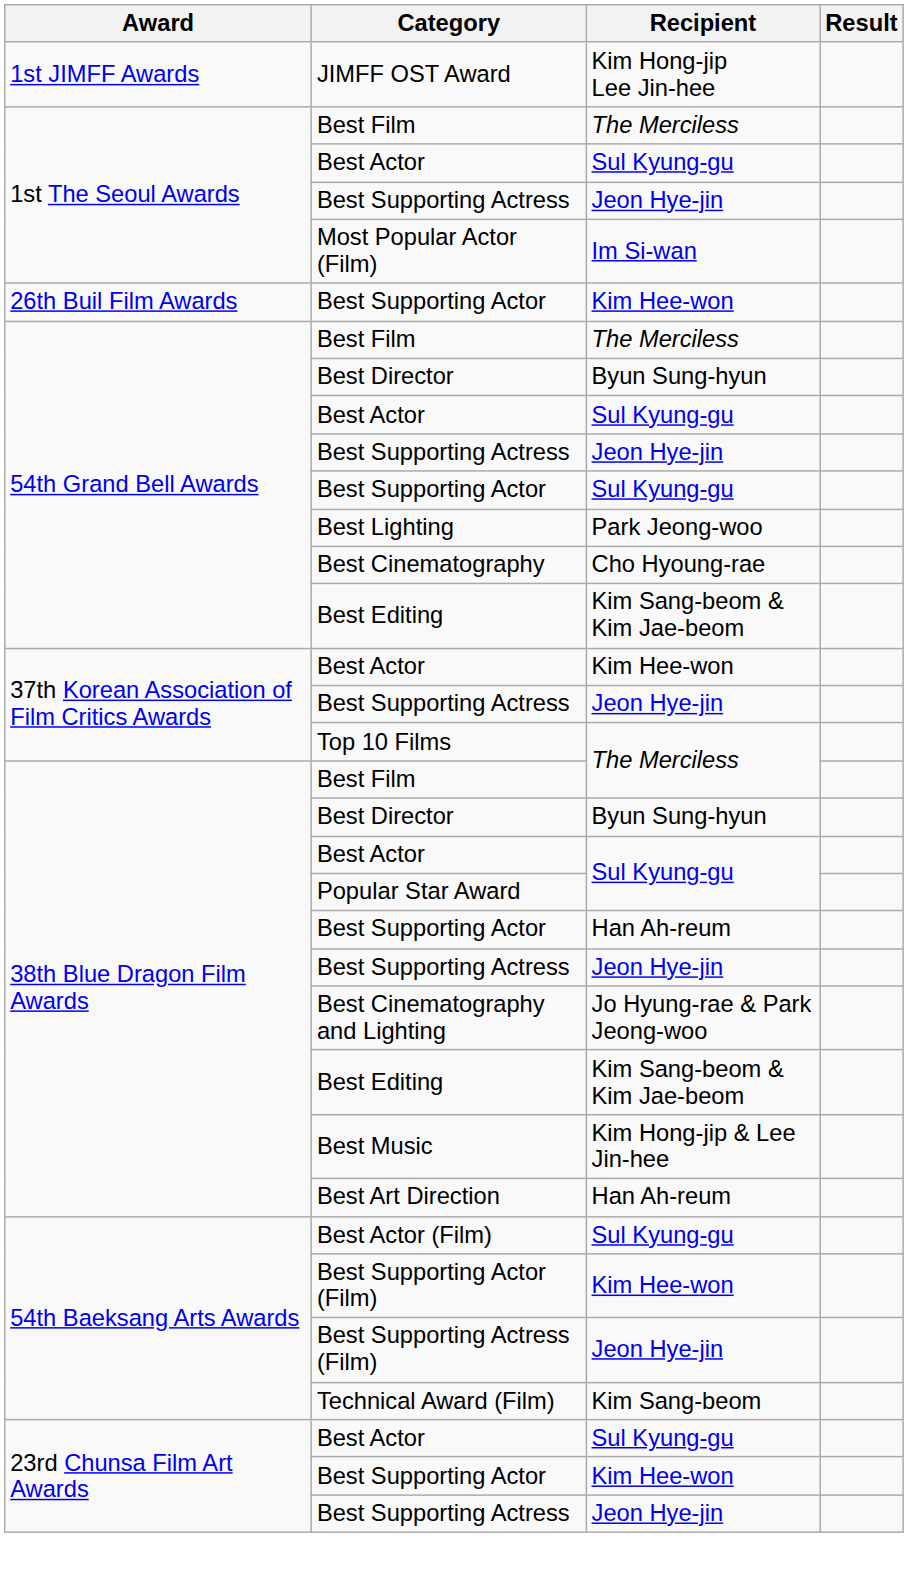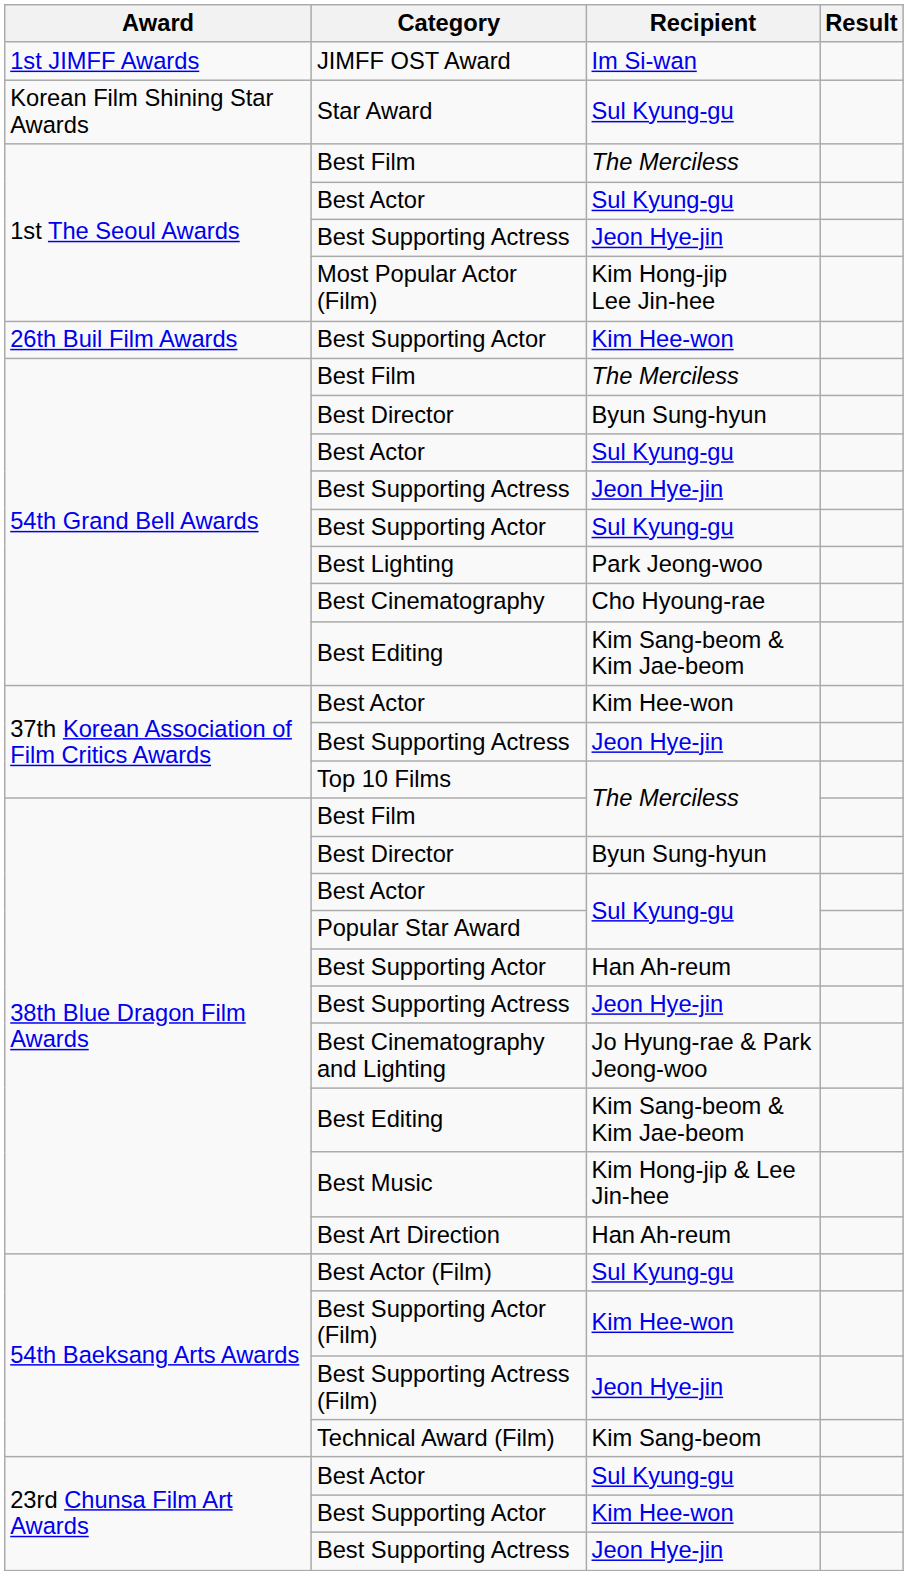(659, 74) Kim Hong-jip Lee Jin-hee -> (644, 60) Im Si-wan
+ row: (142, 111)
(644, 251) Im Si-wan -> (659, 288) Kim Hong-jip Lee Jin-hee
